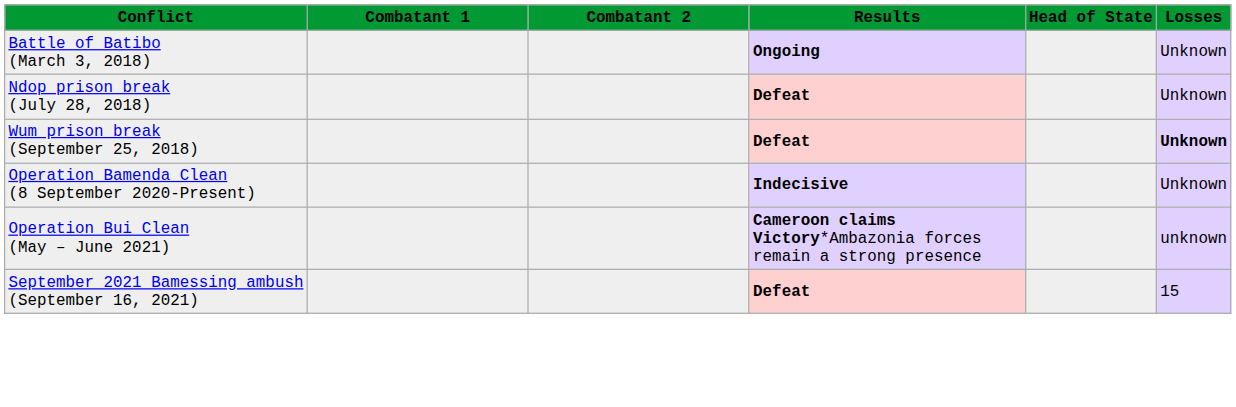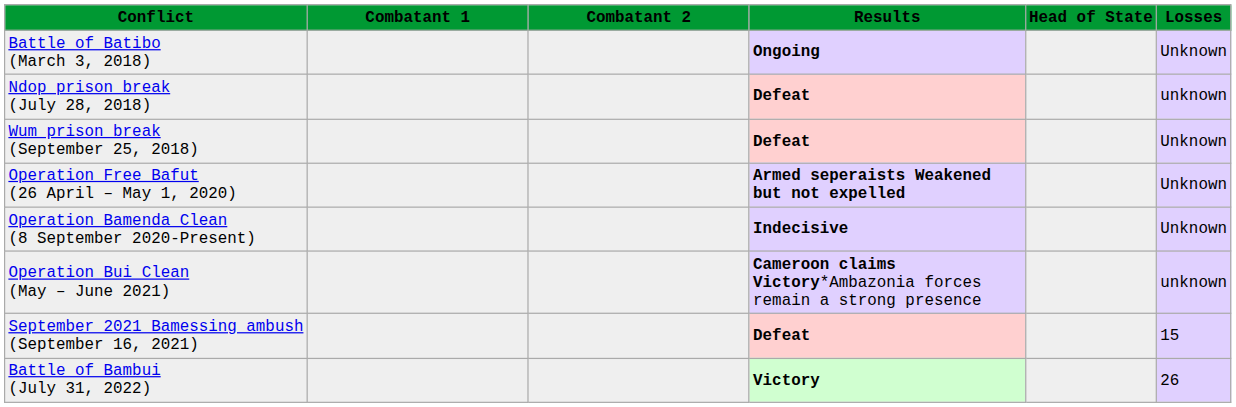(1194, 97) Unknown -> (1194, 97) unknown
(1194, 141) bold -> (1194, 141) normal
+ row: (123, 185)
+ row: (85, 380)
